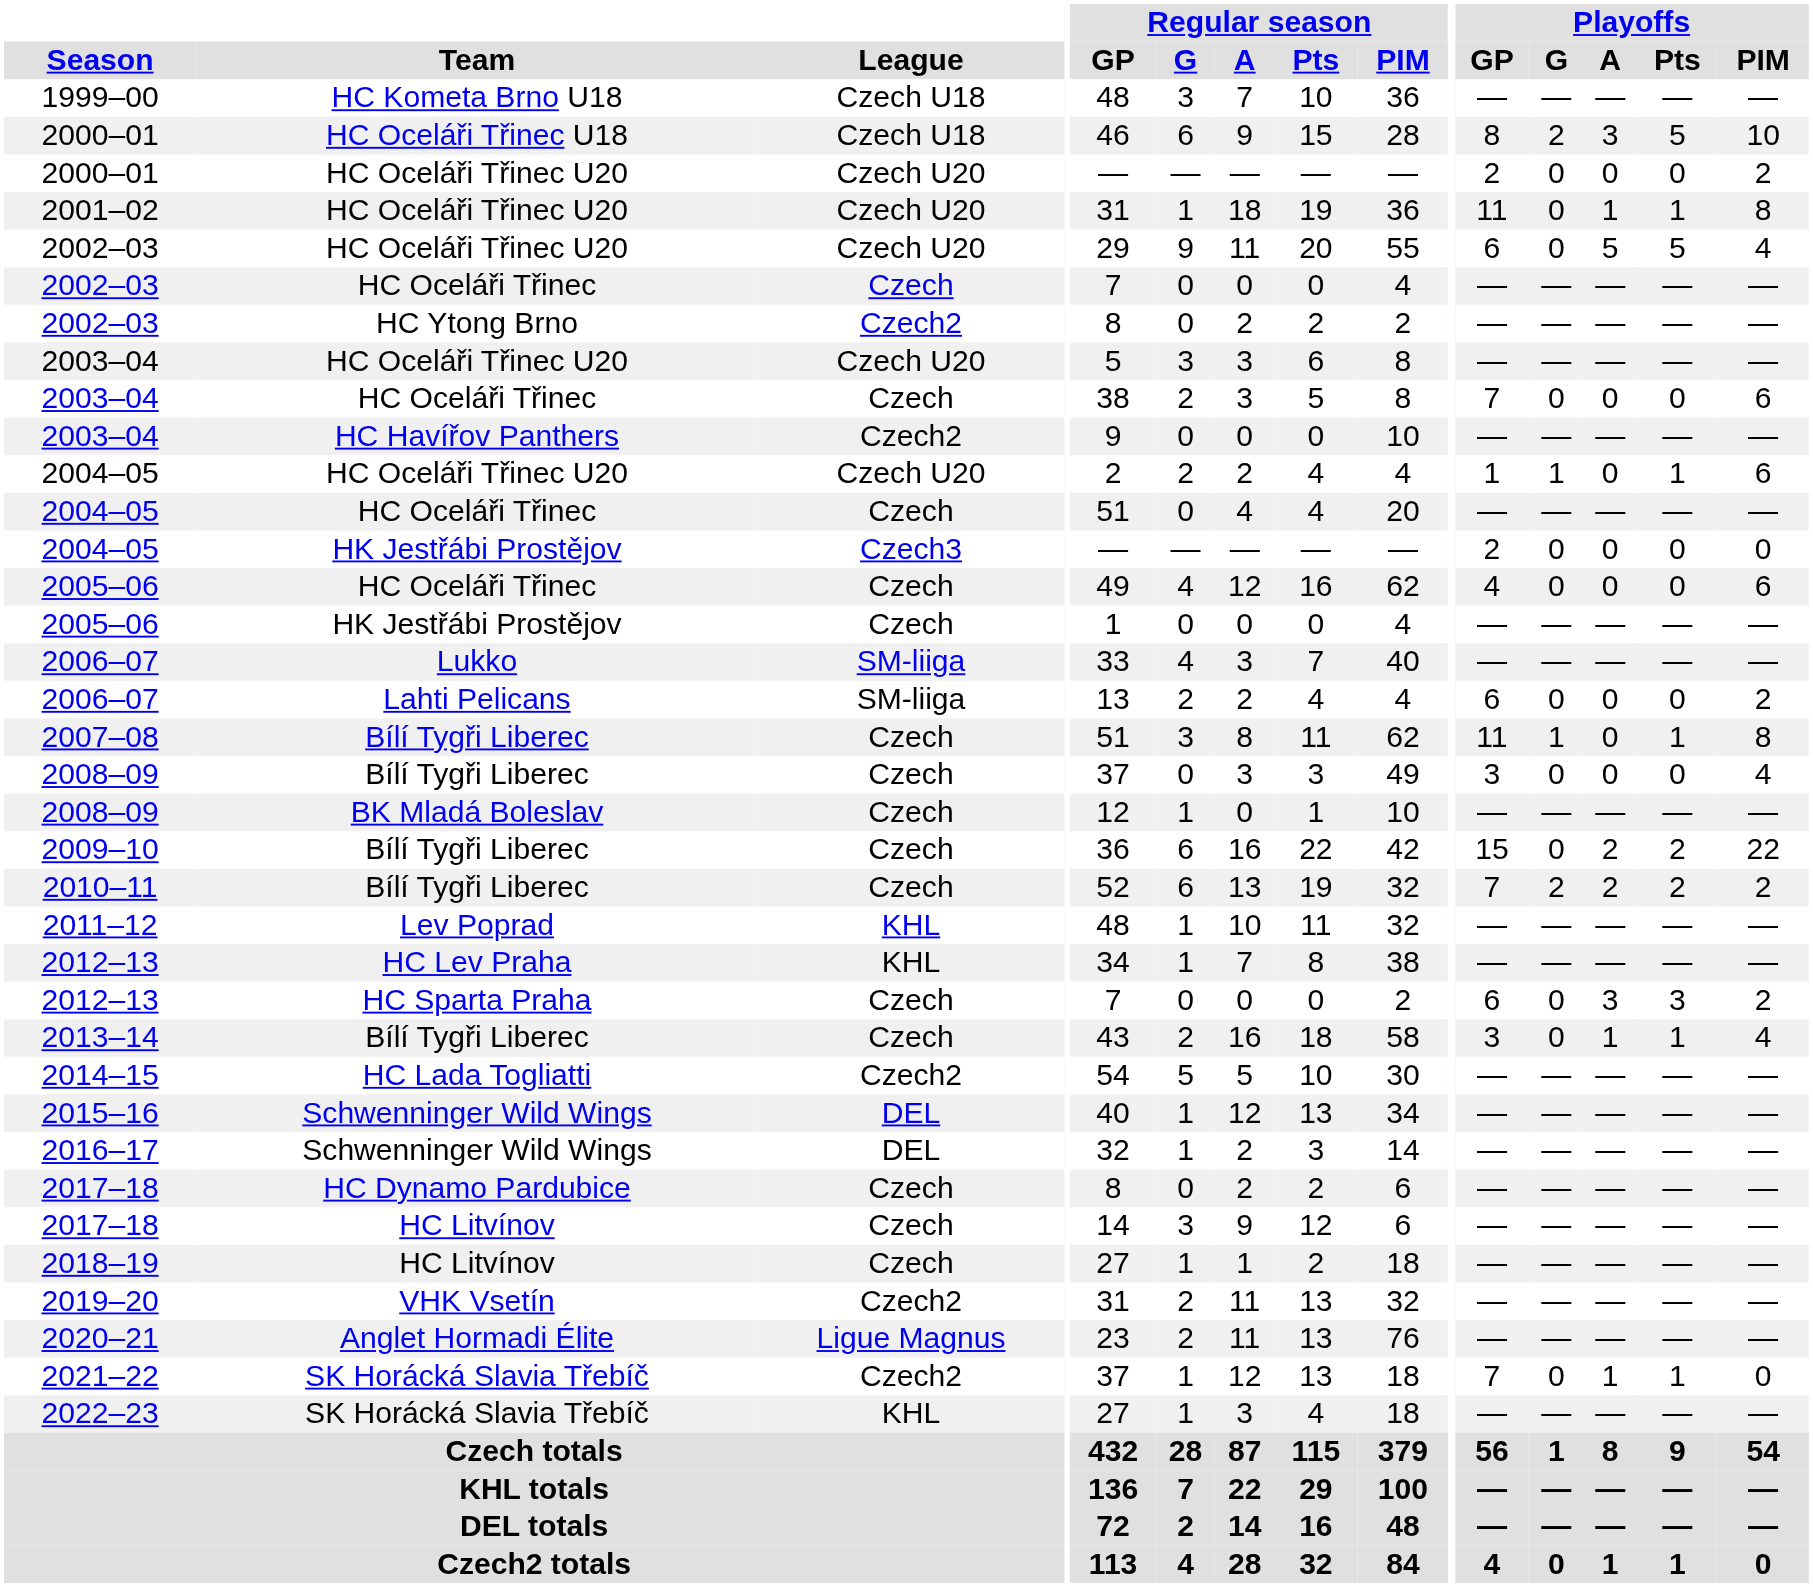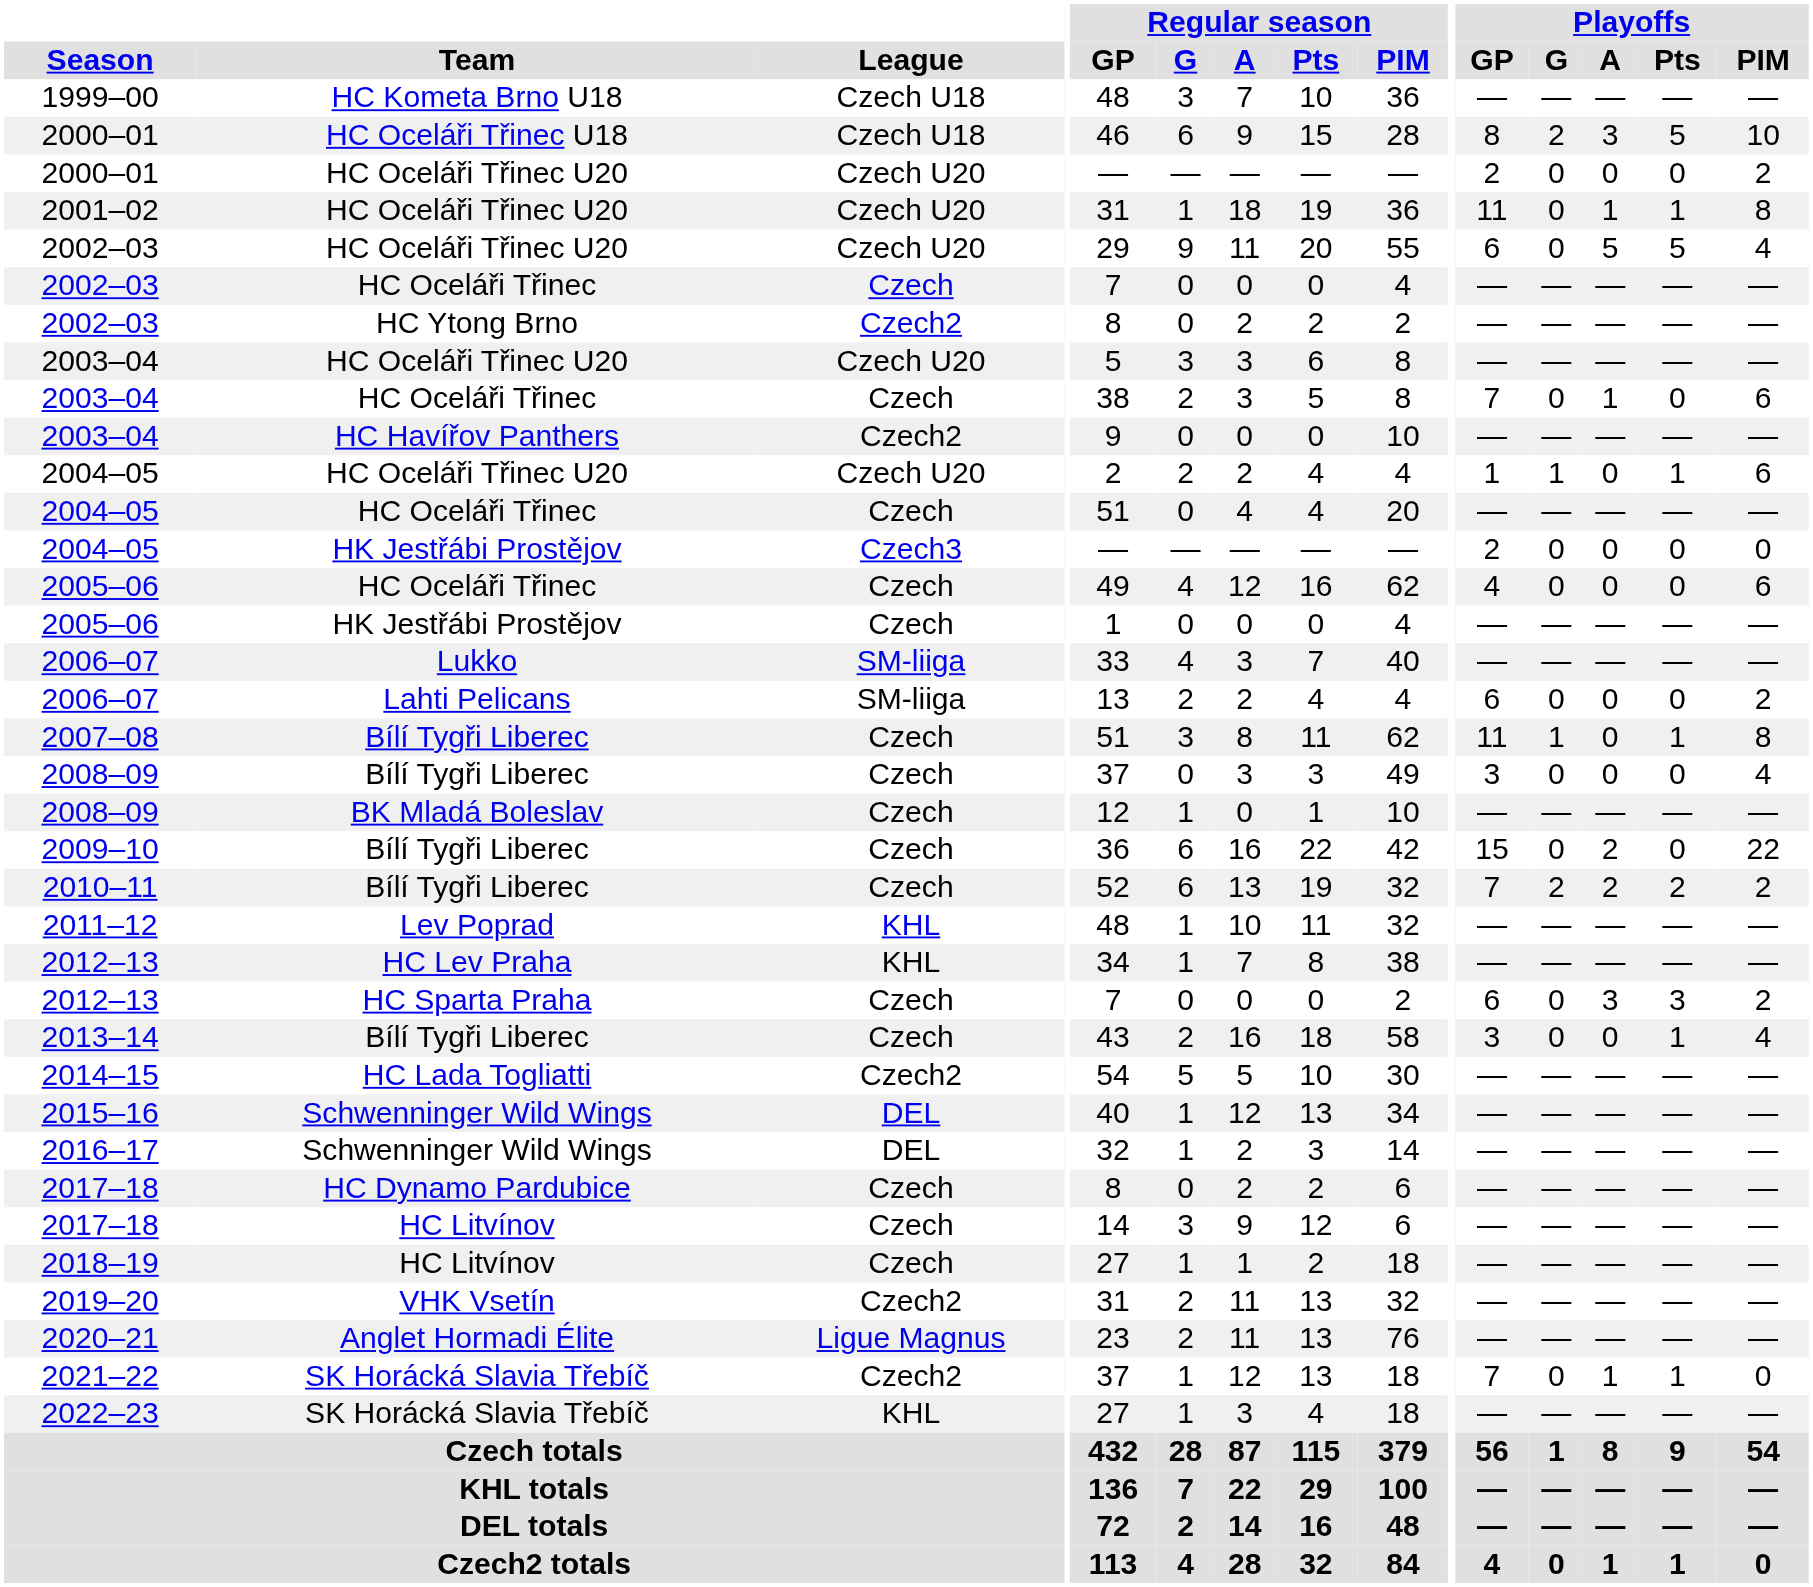(1610, 398) 0 -> (1610, 398) 1
(1677, 849) 2 -> (1677, 849) 0
(1610, 1037) 1 -> (1610, 1037) 0
